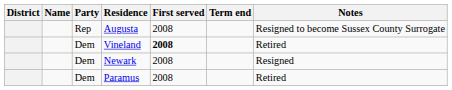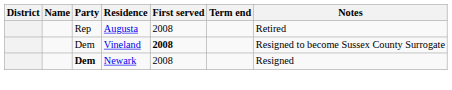(350, 28) Resigned to become Sussex County Surrogate -> (271, 28) Retired
(271, 45) Retired -> (350, 45) Resigned to become Sussex County Surrogate
(85, 61) normal -> (85, 61) bold
- row: (121, 77)
